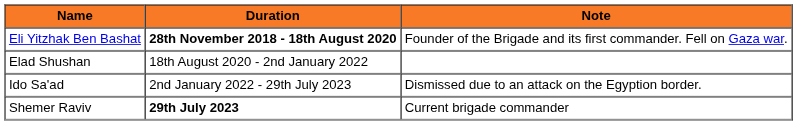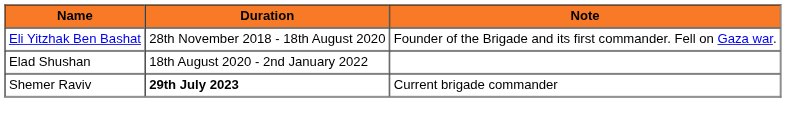(273, 39) bold -> (267, 39) normal
- row: (36, 85)
